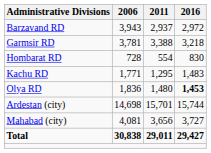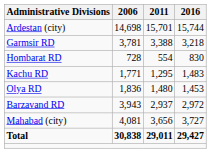rows swapped: (35, 27) <-> (36, 105)
(193, 89) bold -> (193, 89) normal
